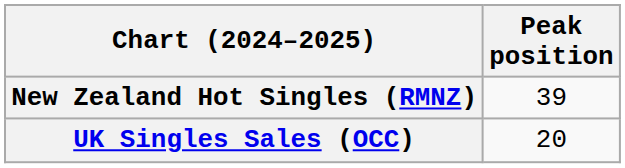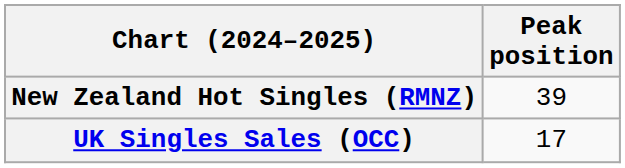(551, 140) 20 -> (551, 140) 17
